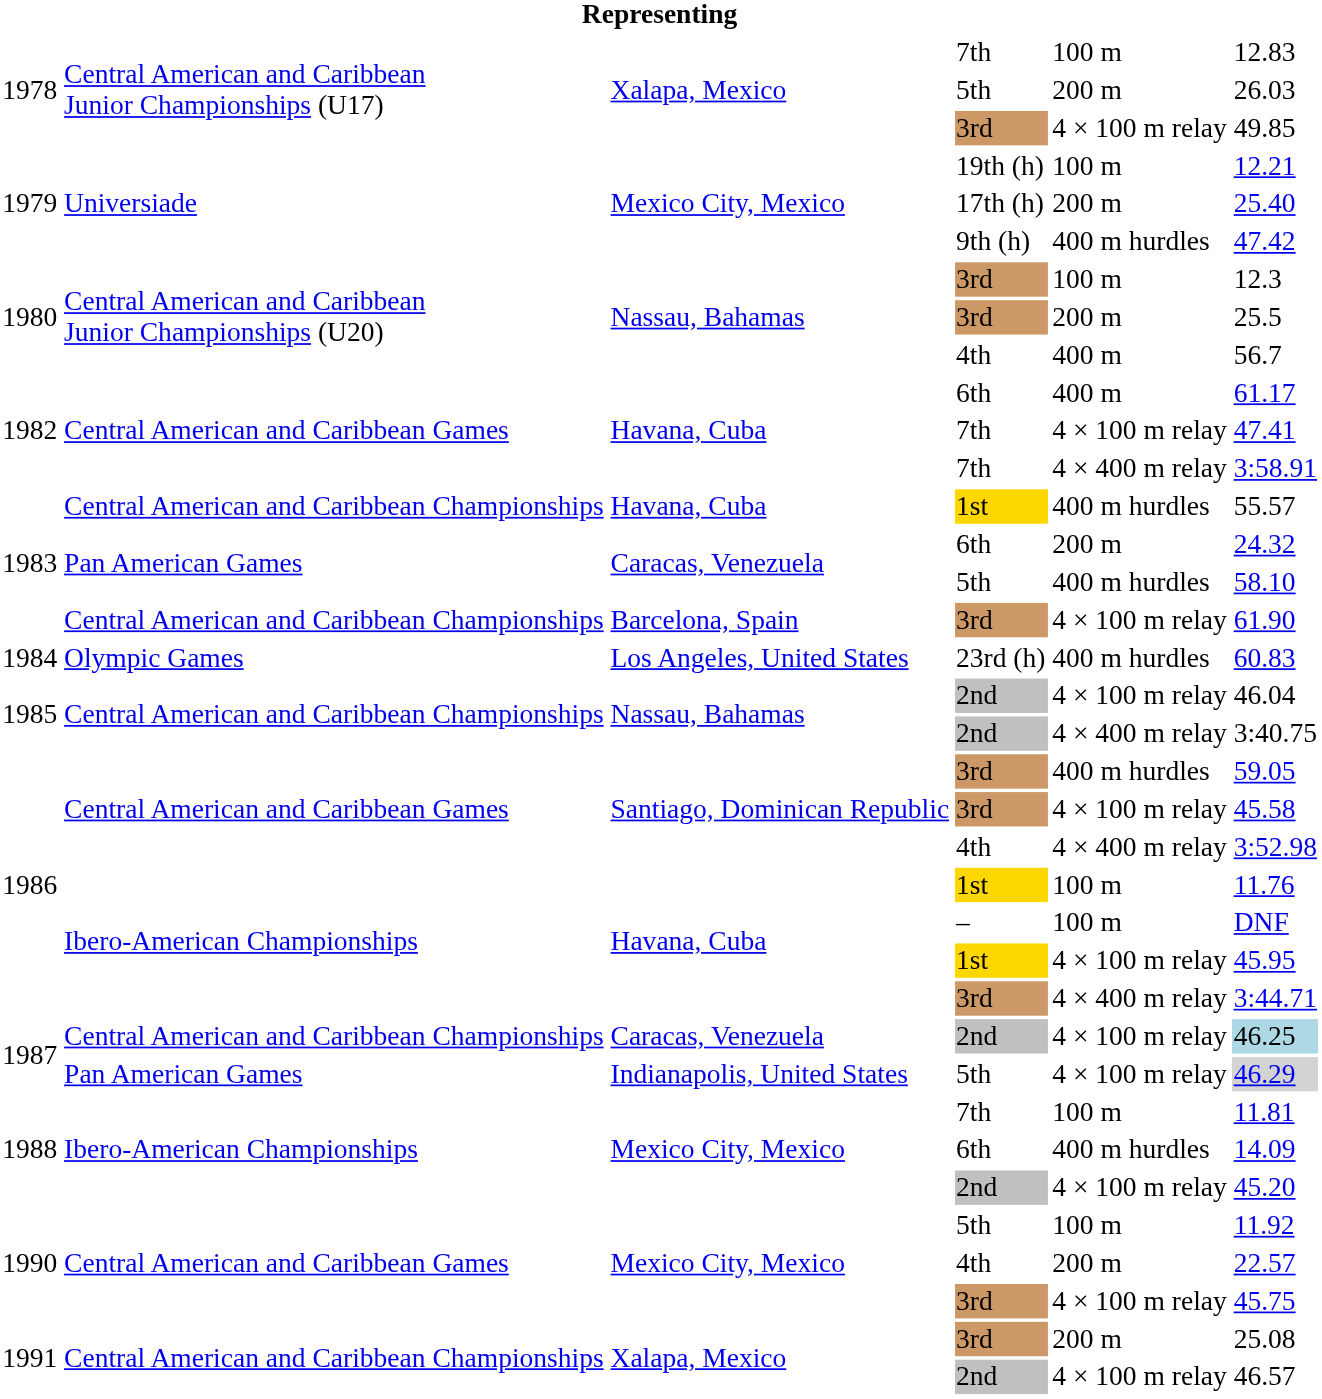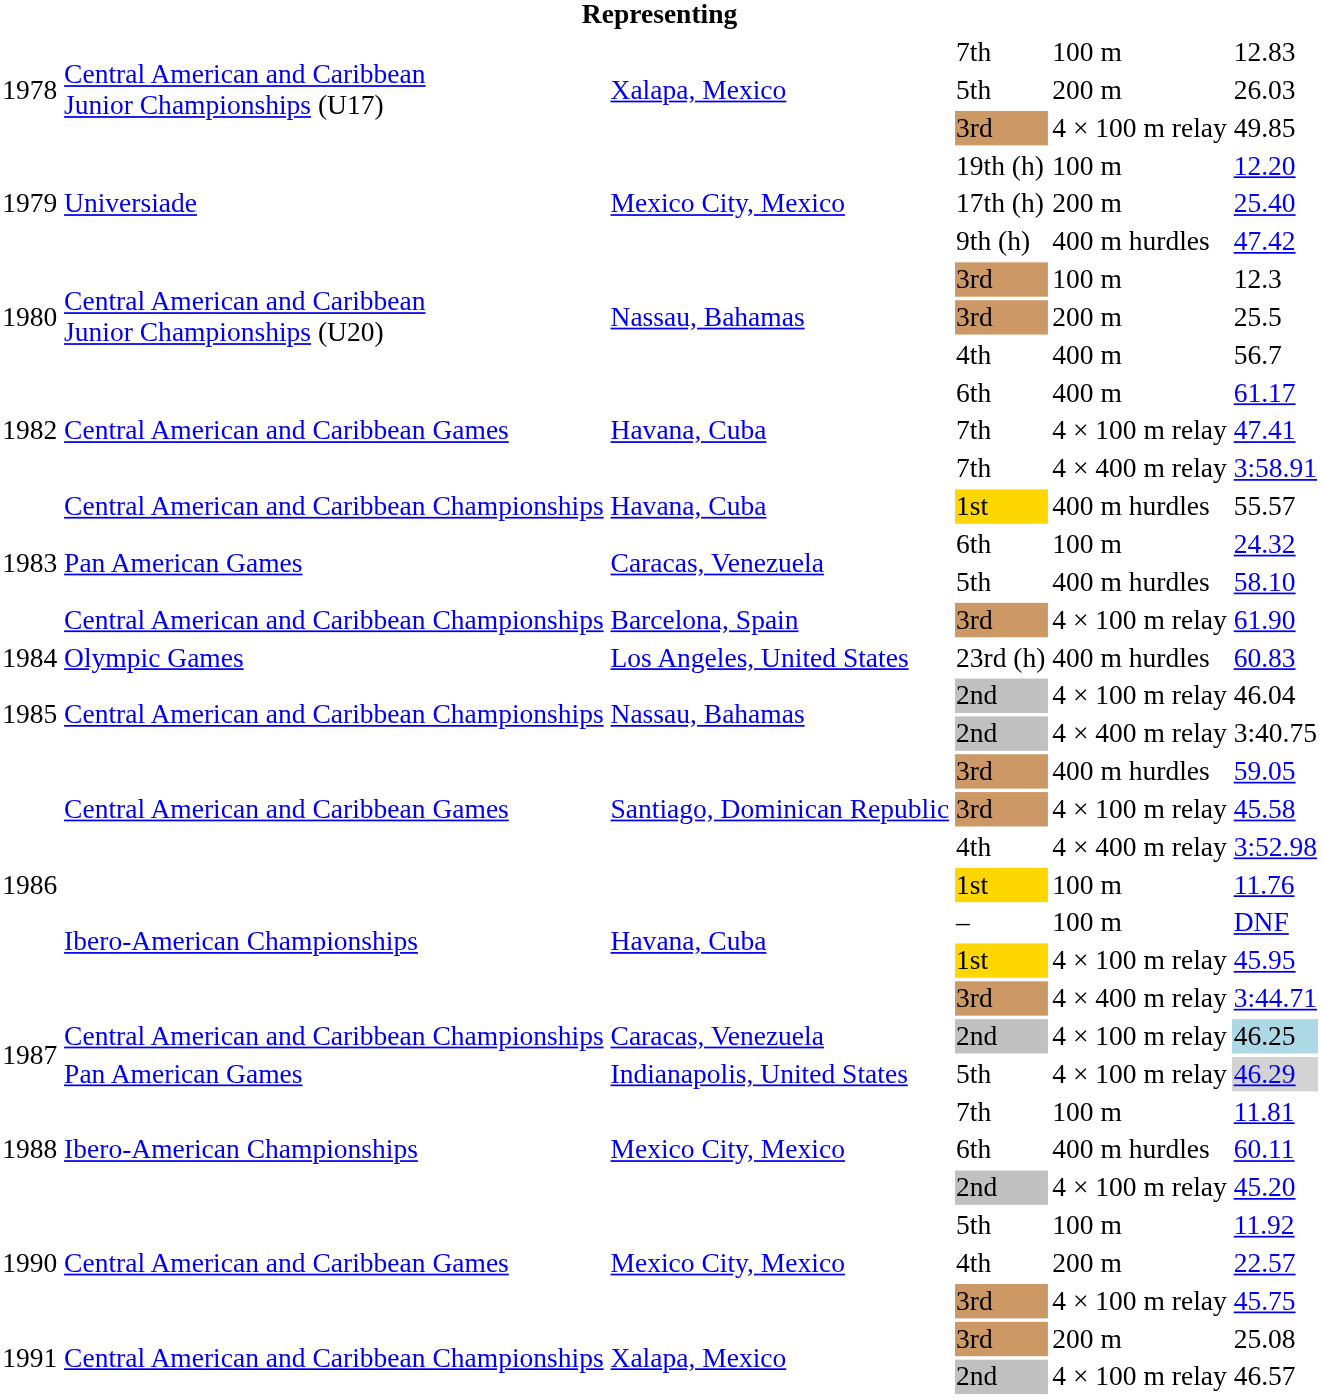(1265, 165) 12.21 -> (1265, 165) 12.20
(1087, 544) 200 m -> (1087, 544) 100 m
(1265, 1149) 14.09 -> (1264, 1149) 60.11
